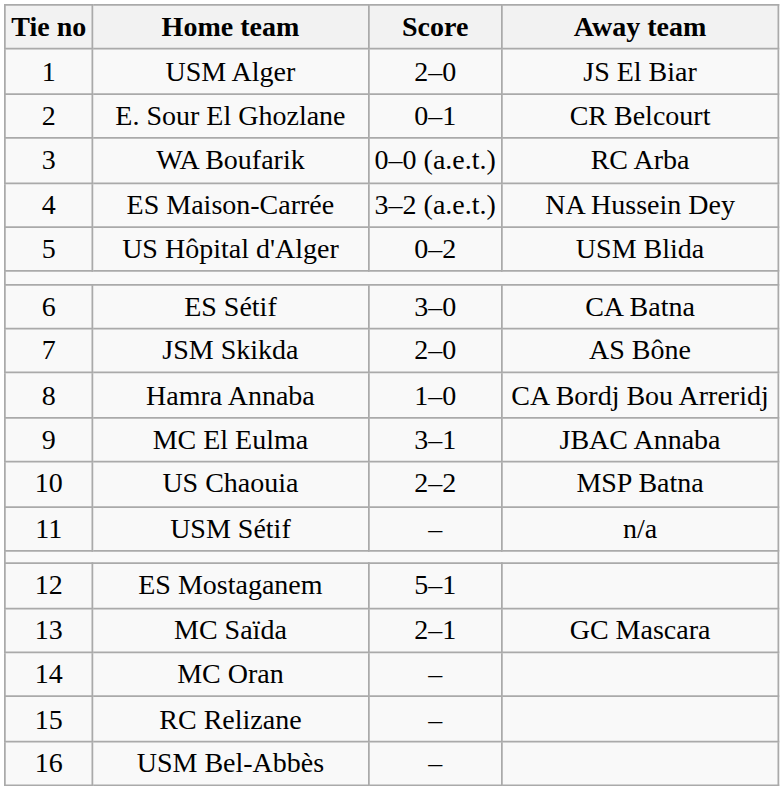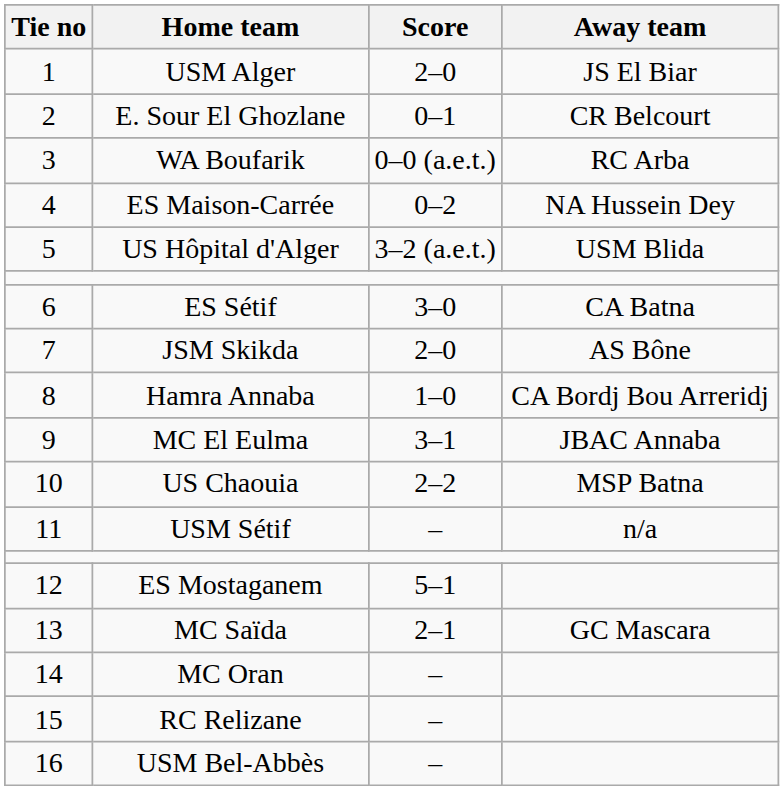(435, 204) 3–2 (a.e.t.) -> (435, 204) 0–2
(435, 248) 0–2 -> (435, 248) 3–2 (a.e.t.)
